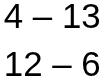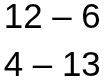rows swapped: (52, 16) <-> (52, 64)
